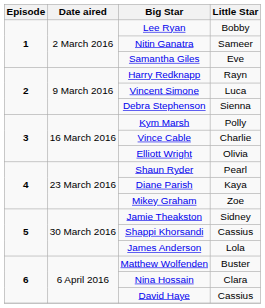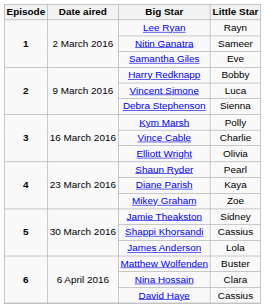(235, 28) Bobby -> (235, 28) Rayn
(235, 75) Rayn -> (235, 75) Bobby
